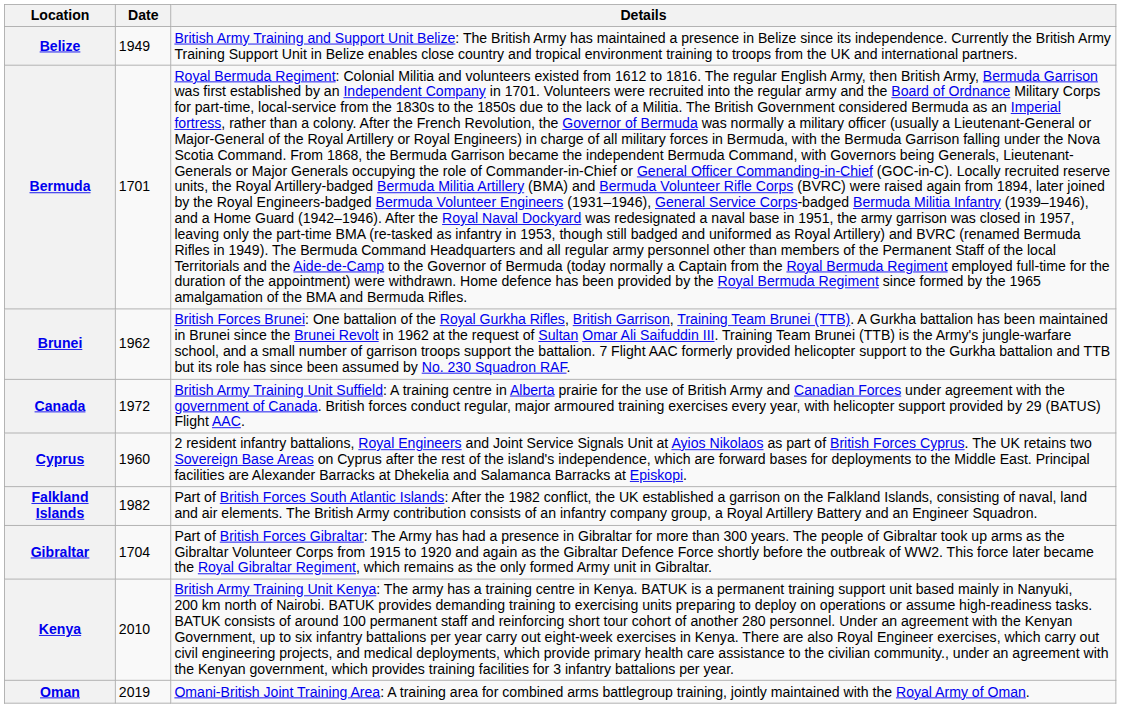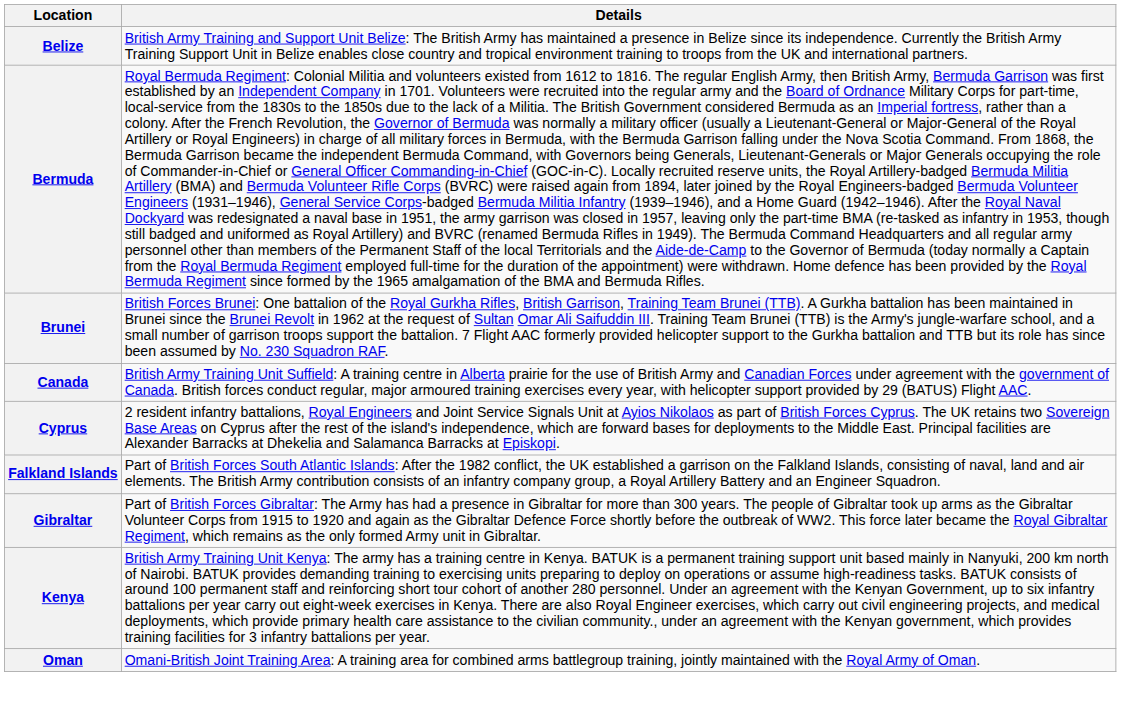- column: (143, 15)
